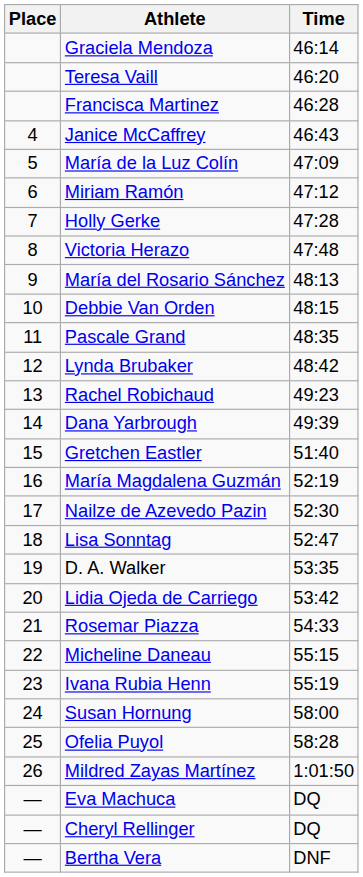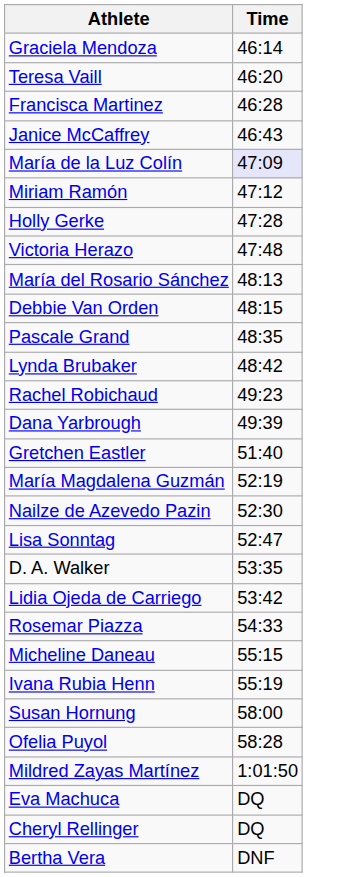- column: (33, 18)
(316, 163) no background -> (260, 163) lavender background
